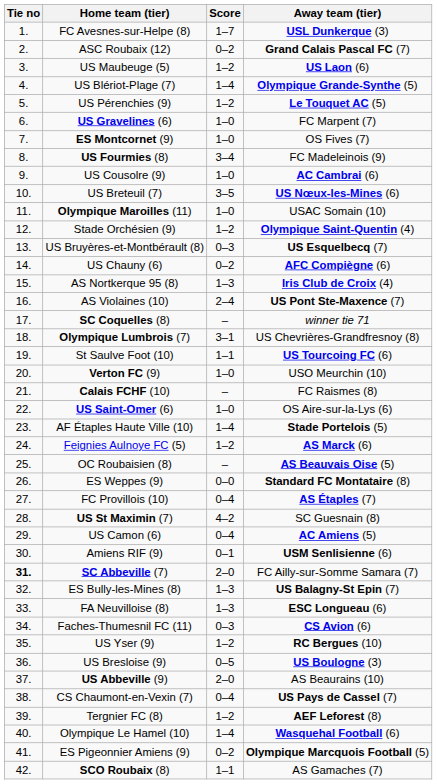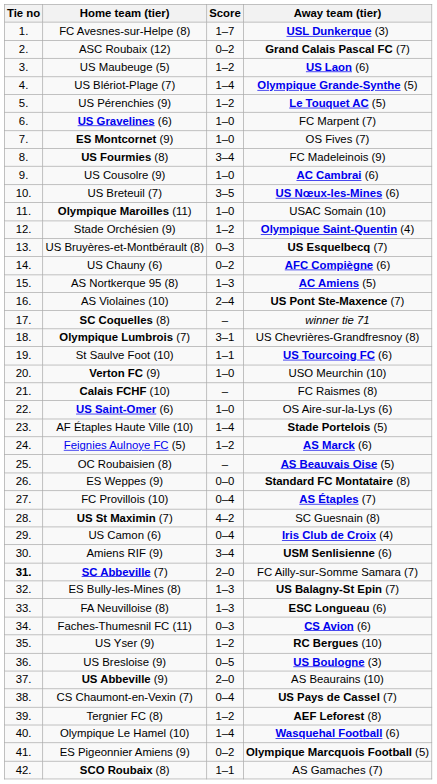(337, 283) Iris Club de Croix (4) -> (337, 283) AC Amiens (5)
(337, 535) AC Amiens (5) -> (337, 535) Iris Club de Croix (4)
(225, 553) 0–1 -> (225, 553) 3–4
